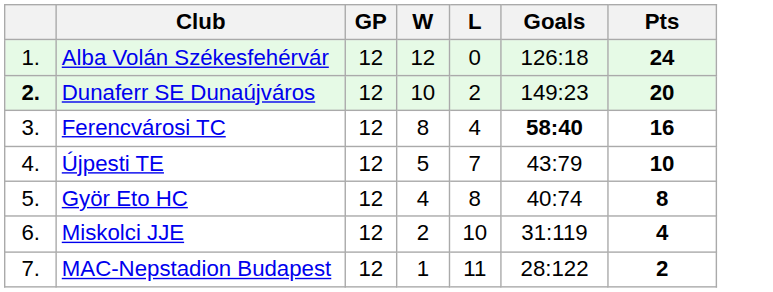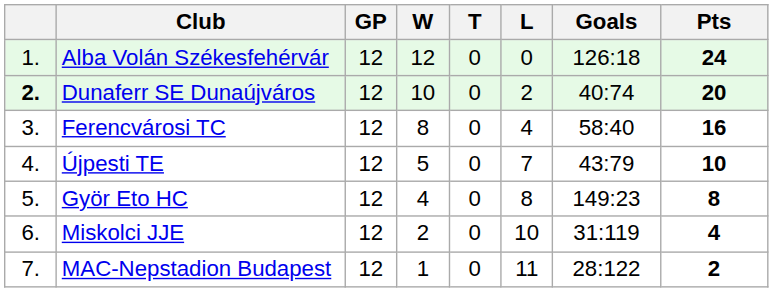+ column: (475, 22)
(555, 92) 149:23 -> (606, 92) 40:74
(555, 127) bold -> (606, 127) normal
(555, 198) 40:74 -> (606, 198) 149:23
